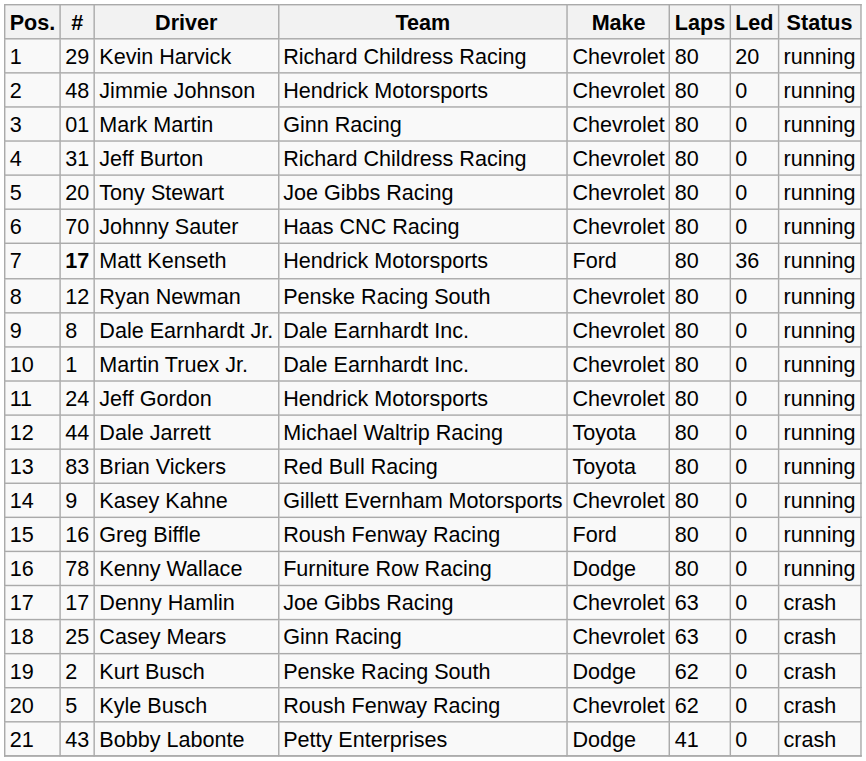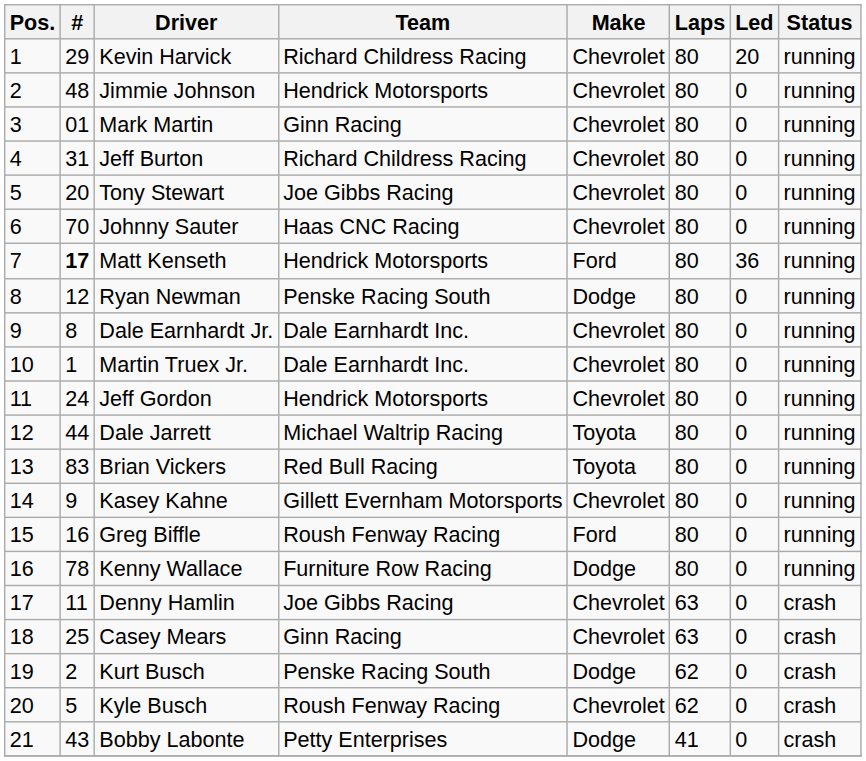(619, 295) Chevrolet -> (604, 295) Dodge
(77, 603) 17 -> (76, 603) 11
